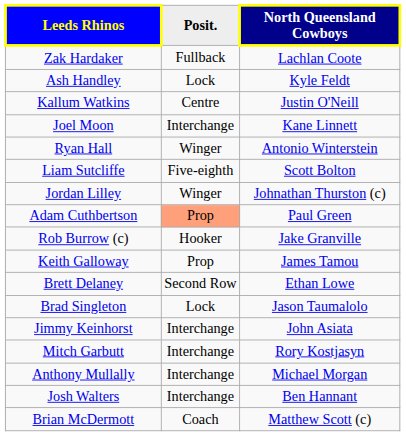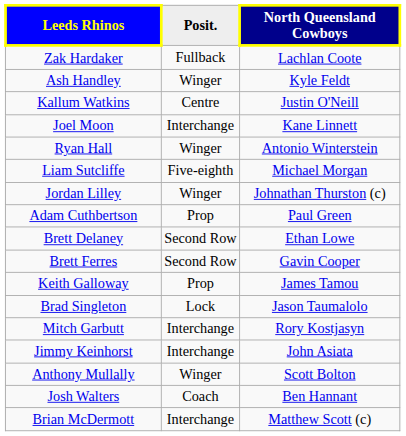(200, 80) Lock -> (200, 80) Winger
(320, 170) Scott Bolton -> (320, 170) Michael Morgan
(200, 216) lightsalmon background -> (200, 216) no background
- row: (83, 238)
rows swapped: (83, 261) <-> (83, 283)
+ row: (83, 261)
rows swapped: (83, 351) <-> (83, 328)
(200, 374) Interchange -> (200, 374) Winger
(320, 374) Michael Morgan -> (320, 374) Scott Bolton
(200, 396) Interchange -> (200, 396) Coach
(200, 419) Coach -> (200, 419) Interchange
